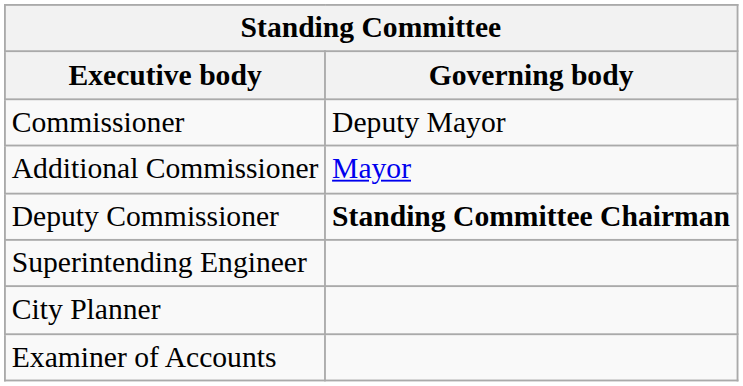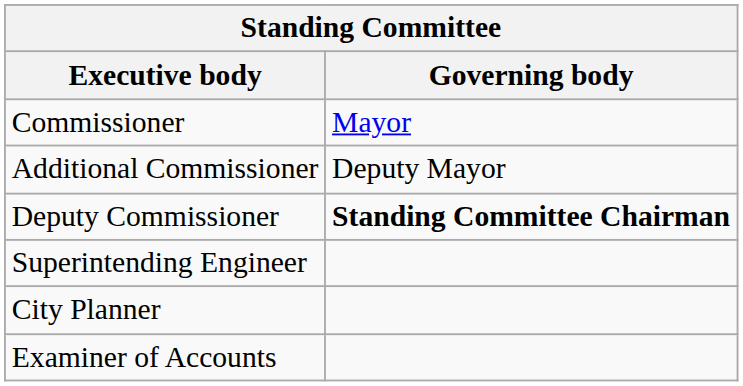(419, 121) Deputy Mayor -> (372, 121) Mayor
(372, 168) Mayor -> (419, 168) Deputy Mayor
